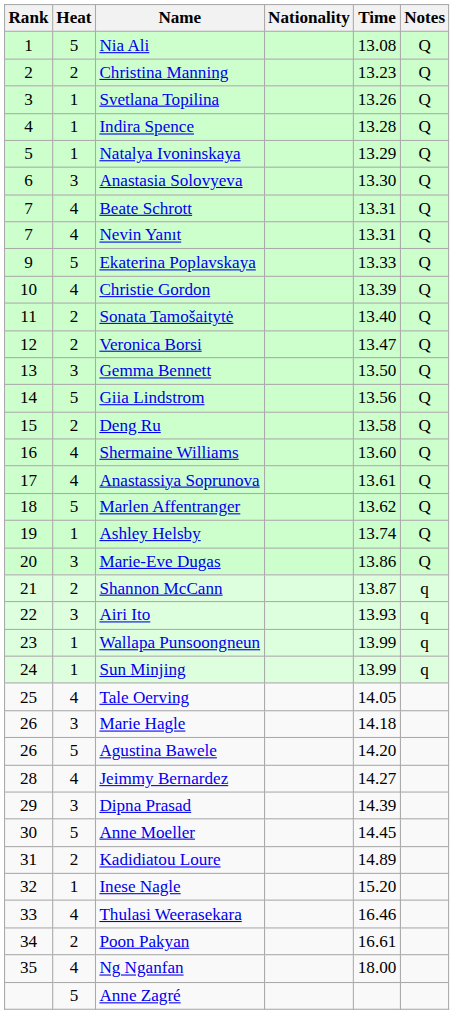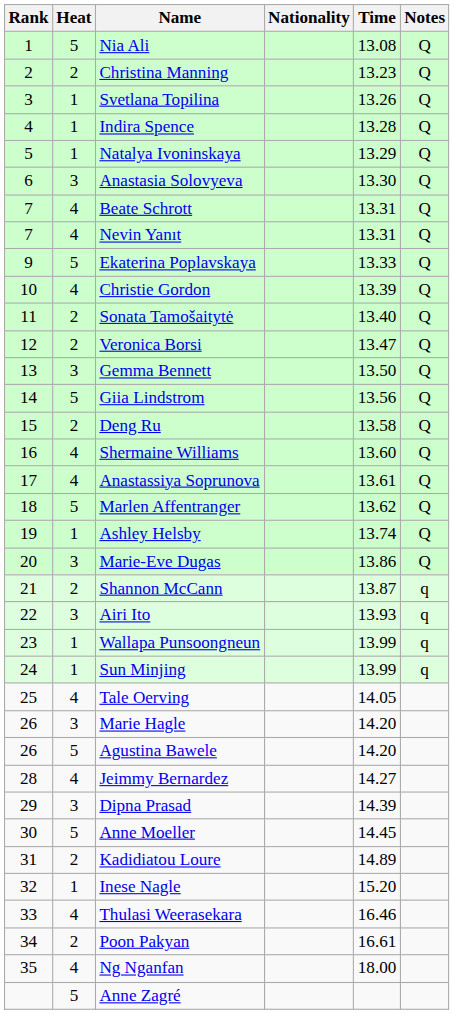(377, 724) 14.18 -> (377, 724) 14.20
